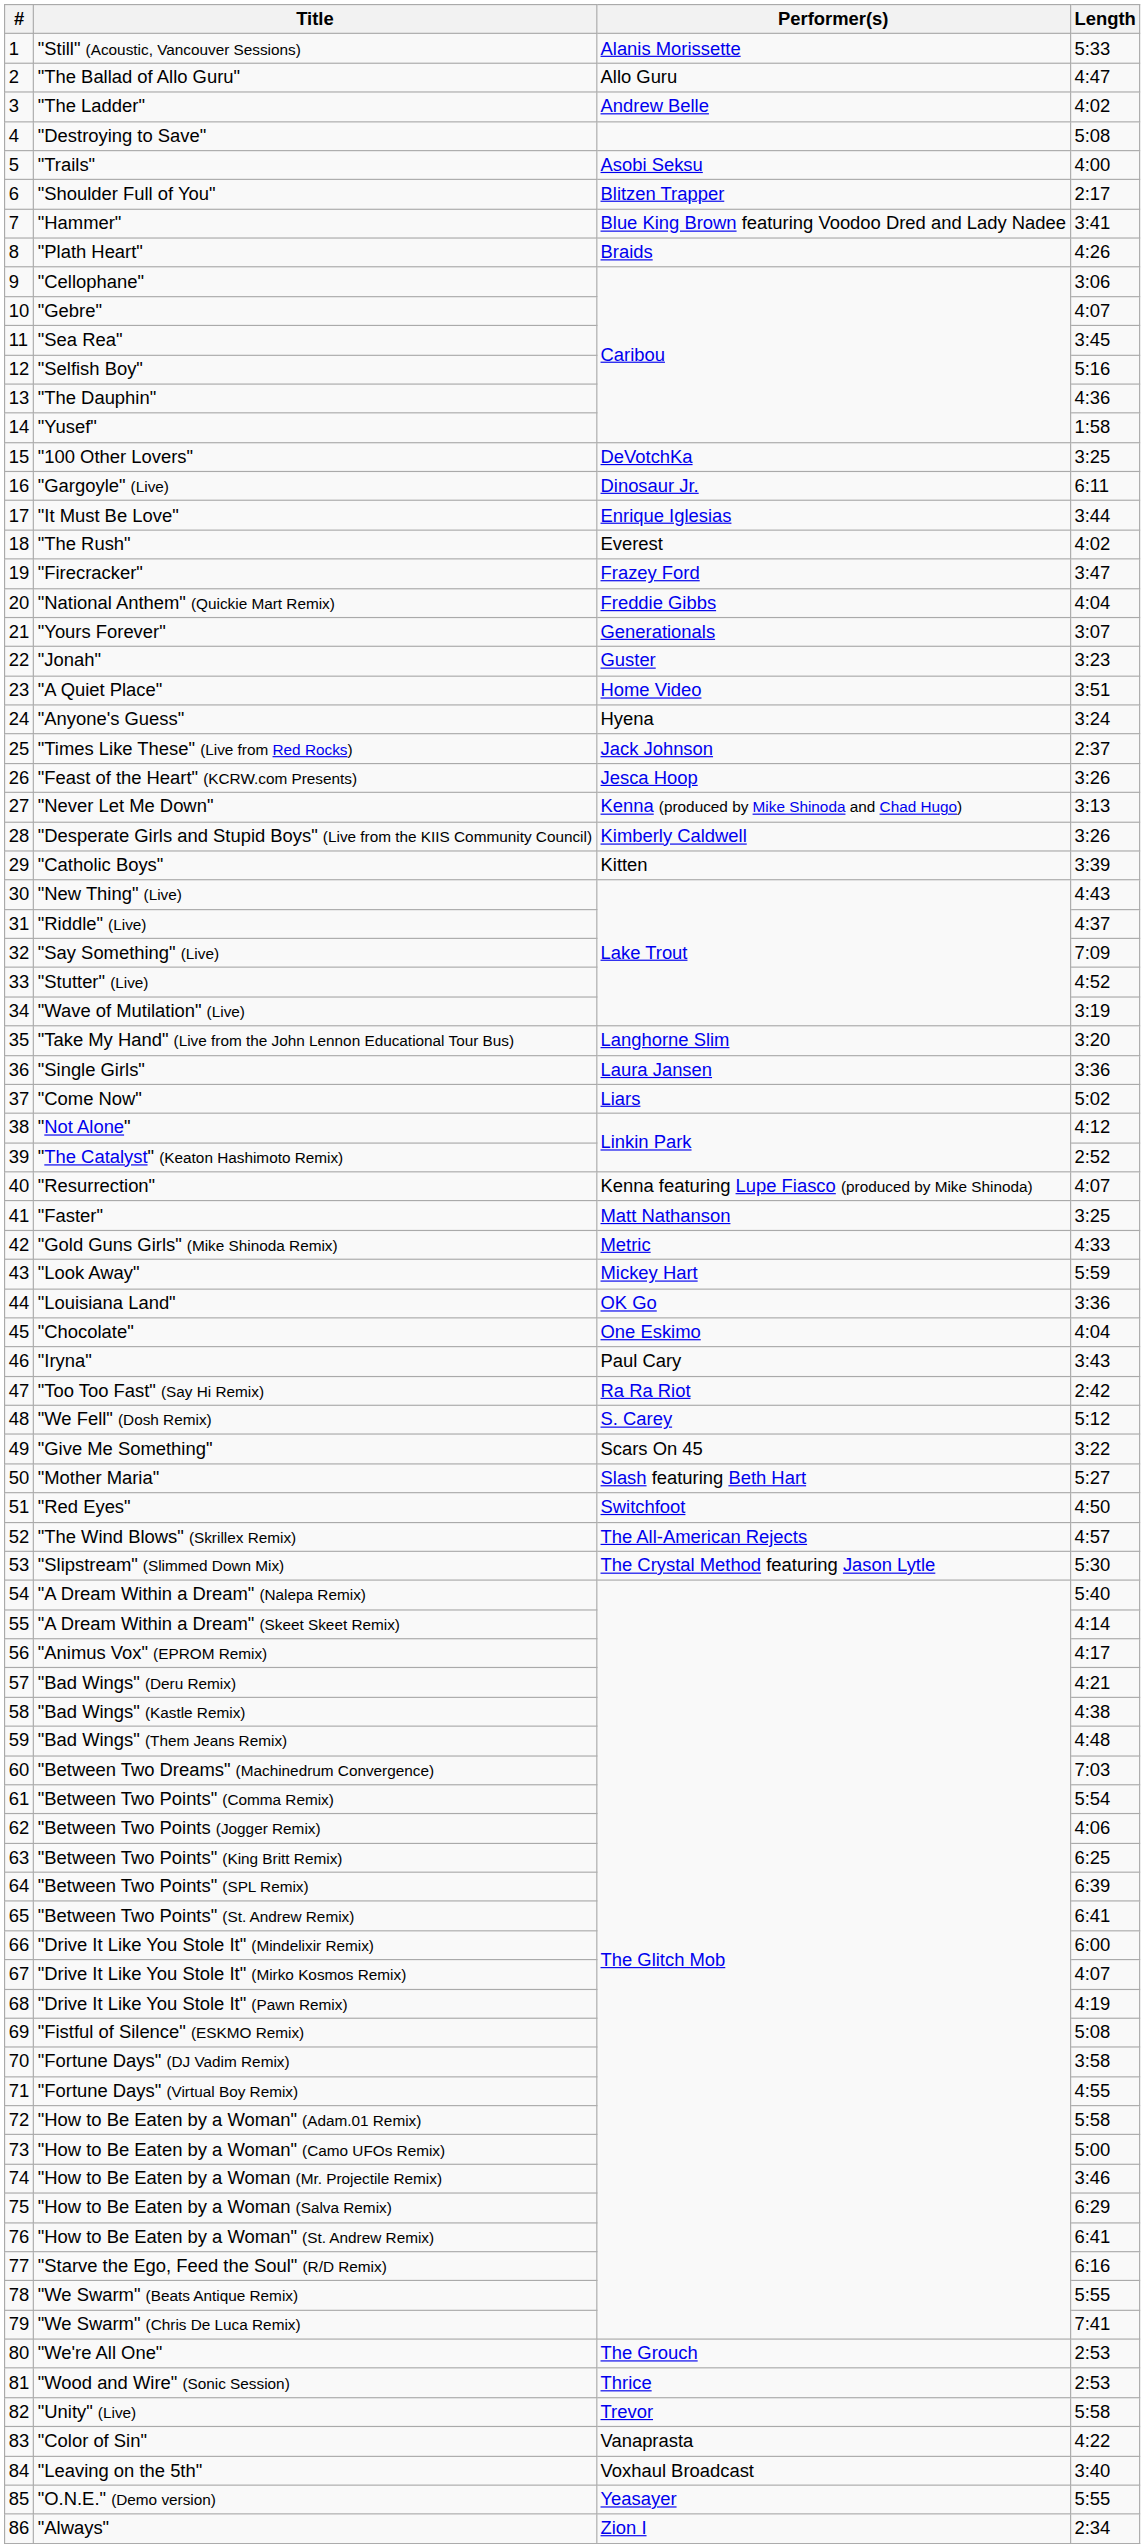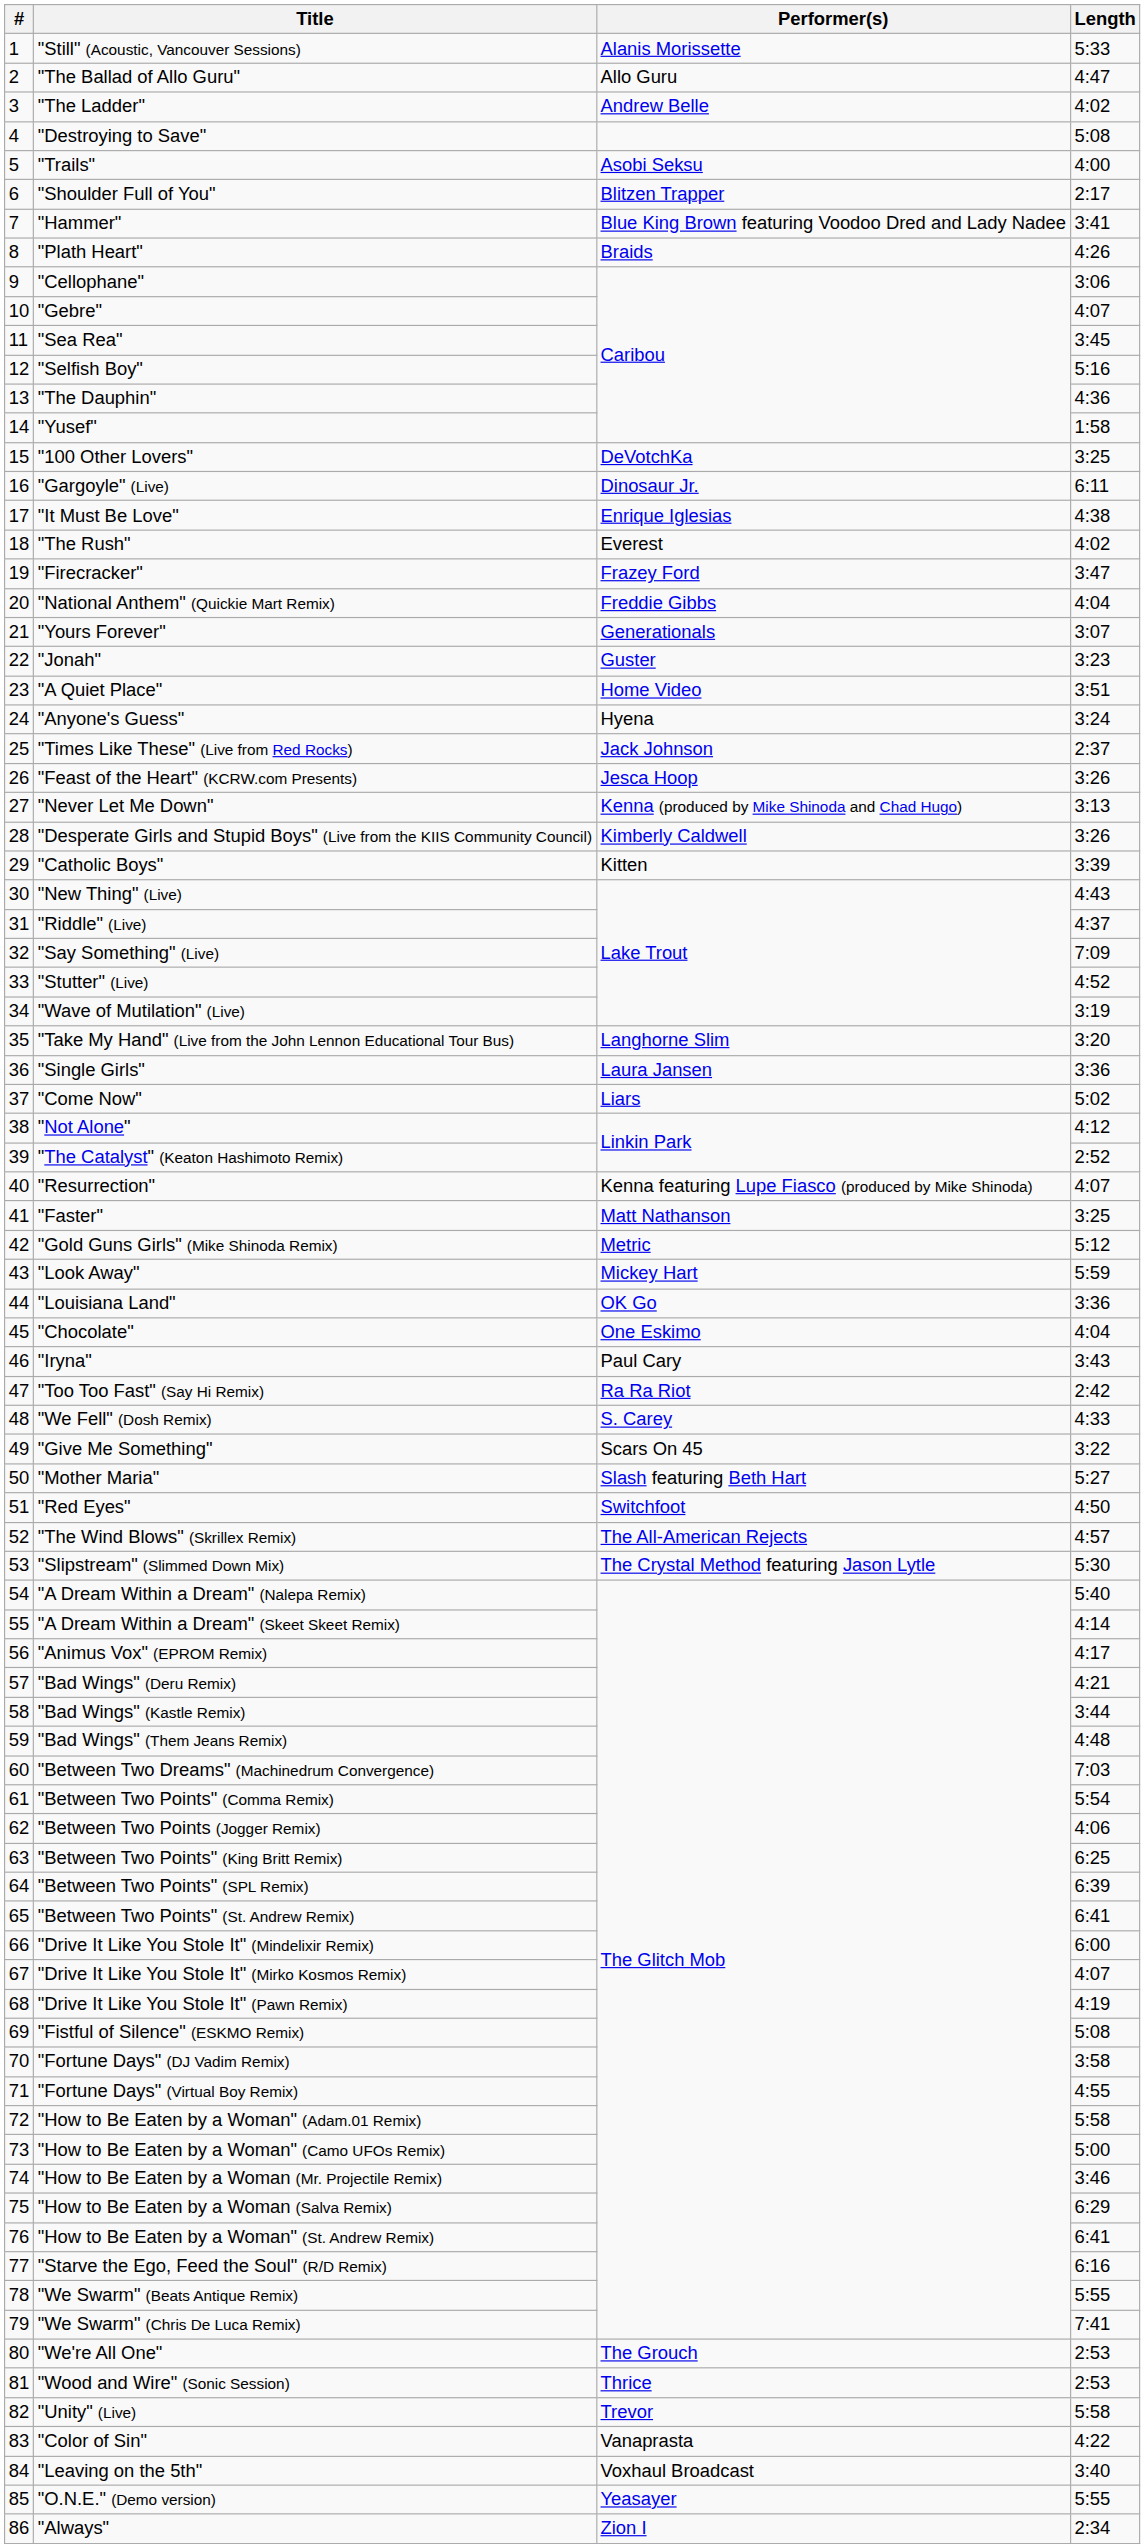(1092, 515) 3:44 -> (1092, 515) 4:38
(1092, 1244) 4:33 -> (1092, 1244) 5:12
(1092, 1419) 5:12 -> (1092, 1419) 4:33
(1092, 1711) 4:38 -> (1092, 1711) 3:44
